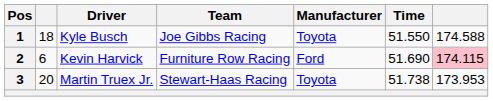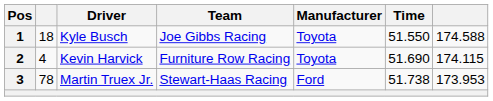(42, 58) 6 -> (42, 58) 4
(310, 58) Ford -> (316, 58) Toyota
(460, 58) pink background -> (460, 58) no background
(46, 80) 20 -> (46, 80) 78
(316, 80) Toyota -> (310, 80) Ford
